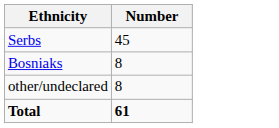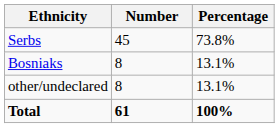+ column: (233, 16)
